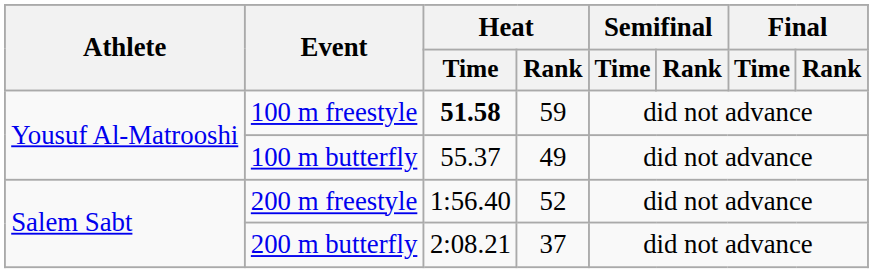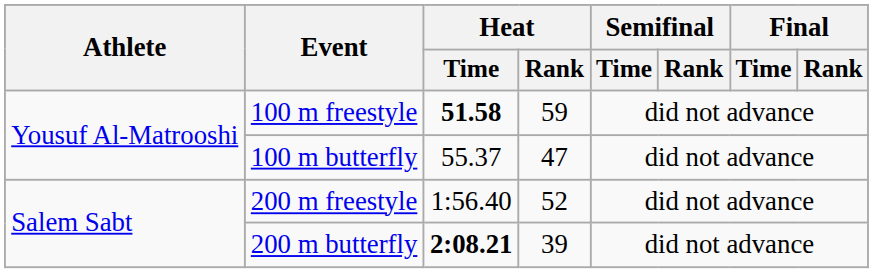(553, 157) 49 -> (554, 157) 47
(470, 245) normal -> (471, 245) bold
(553, 245) 37 -> (554, 245) 39
